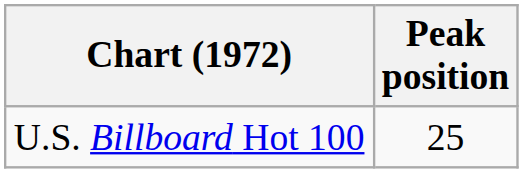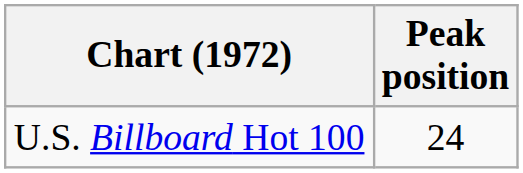(446, 136) 25 -> (446, 136) 24
